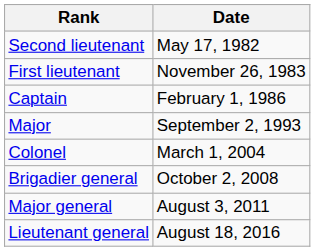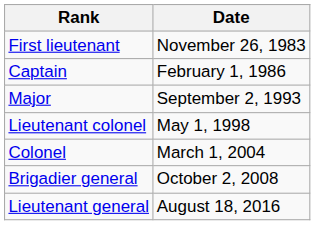- row: (76, 44)
+ row: (77, 125)
- row: (60, 206)
